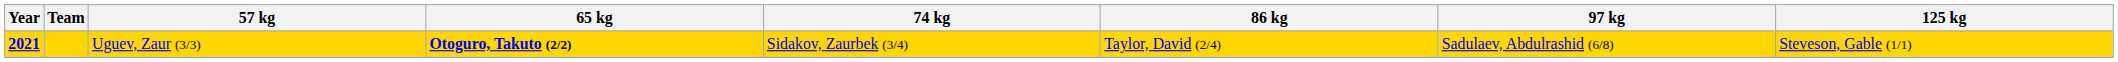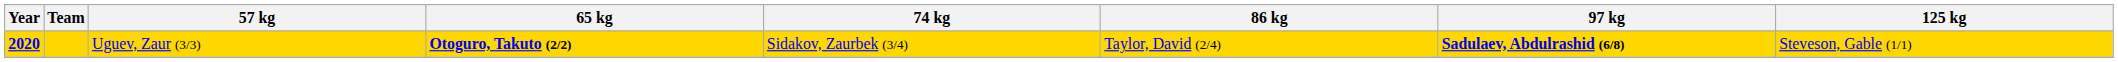(24, 44) 2021 -> (24, 44) 2020
(1528, 44) normal -> (1533, 44) bold
